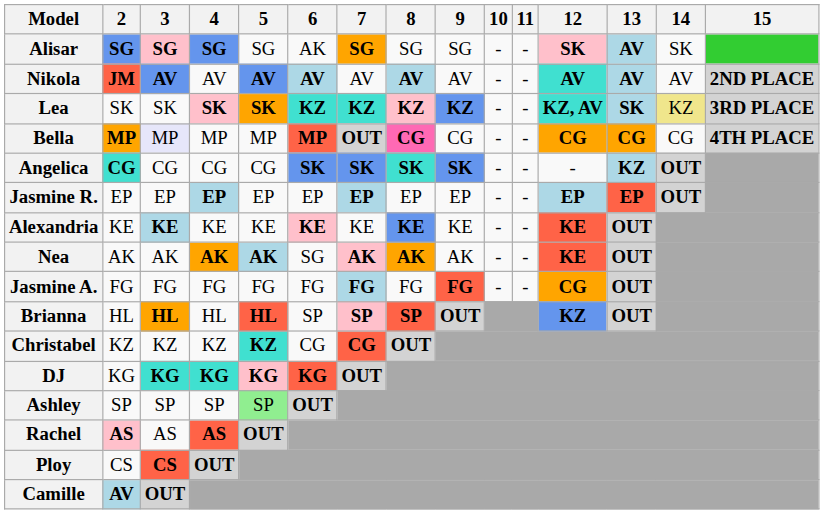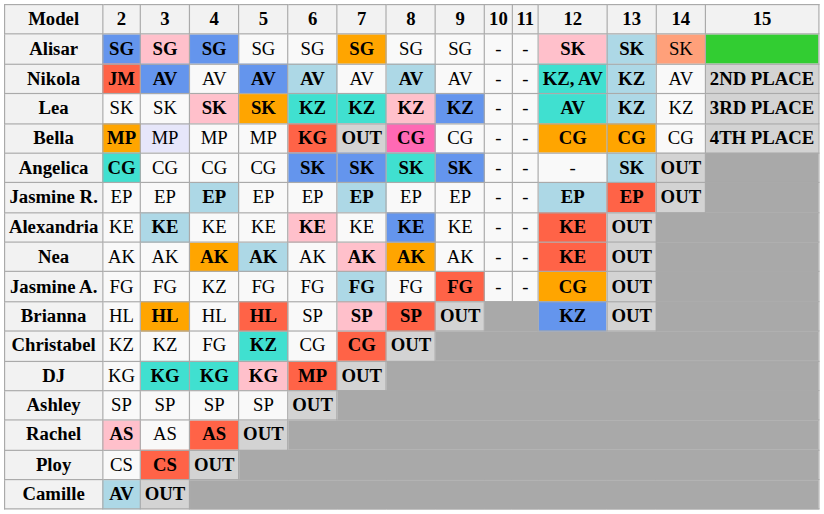(313, 49) AK -> (313, 49) SG
(632, 49) AV -> (632, 49) SK
(681, 49) no background -> (681, 49) lightsalmon background
(573, 78) AV -> (573, 78) KZ, AV
(632, 78) AV -> (632, 78) KZ
(573, 108) KZ, AV -> (573, 108) AV
(632, 108) SK -> (632, 108) KZ
(681, 108) khaki background -> (681, 108) no background
(313, 138) MP -> (313, 138) KG
(632, 167) KZ -> (632, 167) SK
(313, 256) SG -> (313, 256) AK
(214, 286) FG -> (214, 286) KZ
(214, 345) KZ -> (214, 345) FG
(313, 375) KG -> (313, 375) MP
(263, 405) lightgreen background -> (263, 405) no background
